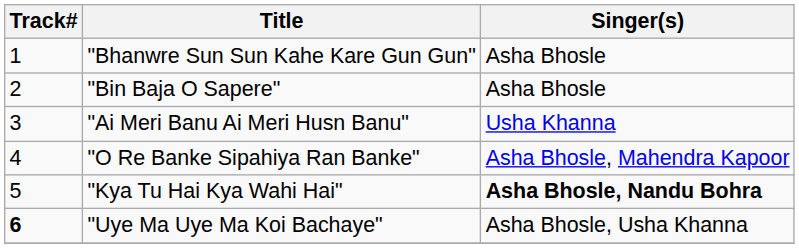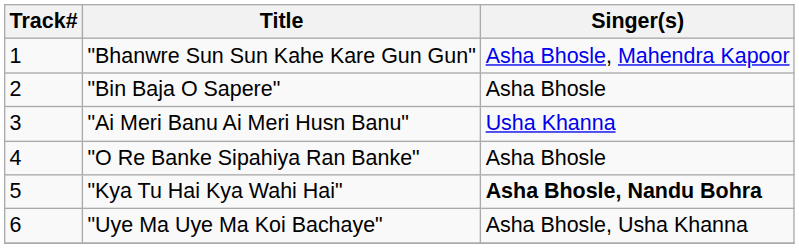(546, 55) Asha Bhosle -> (638, 55) Asha Bhosle, Mahendra Kapoor
(638, 157) Asha Bhosle, Mahendra Kapoor -> (546, 157) Asha Bhosle
(16, 225) bold -> (16, 225) normal
